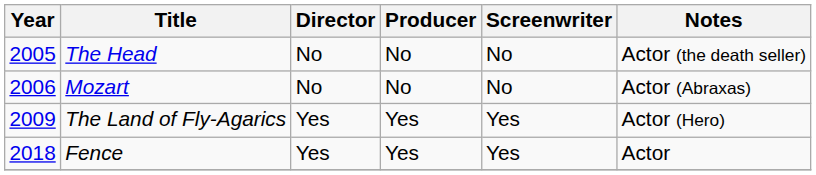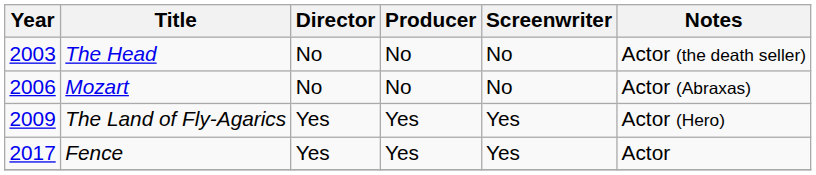(33, 53) 2005 -> (33, 53) 2003
(33, 152) 2018 -> (33, 152) 2017
